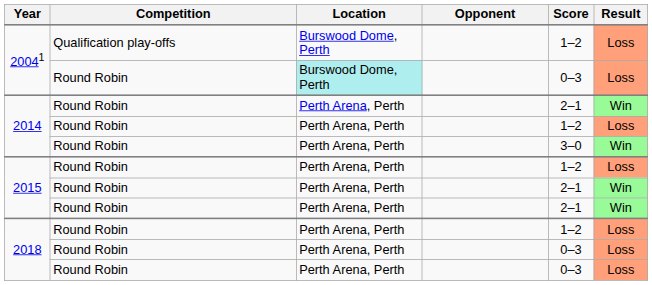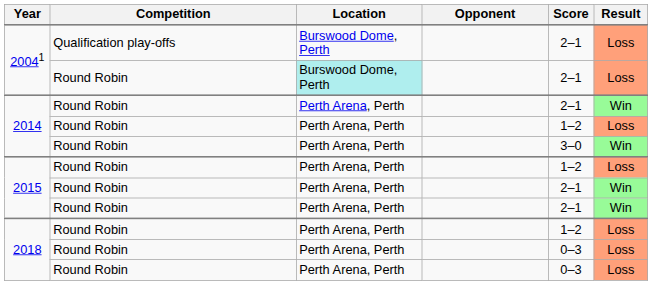(571, 42) 1–2 -> (571, 42) 2–1
(571, 77) 0–3 -> (571, 77) 2–1
